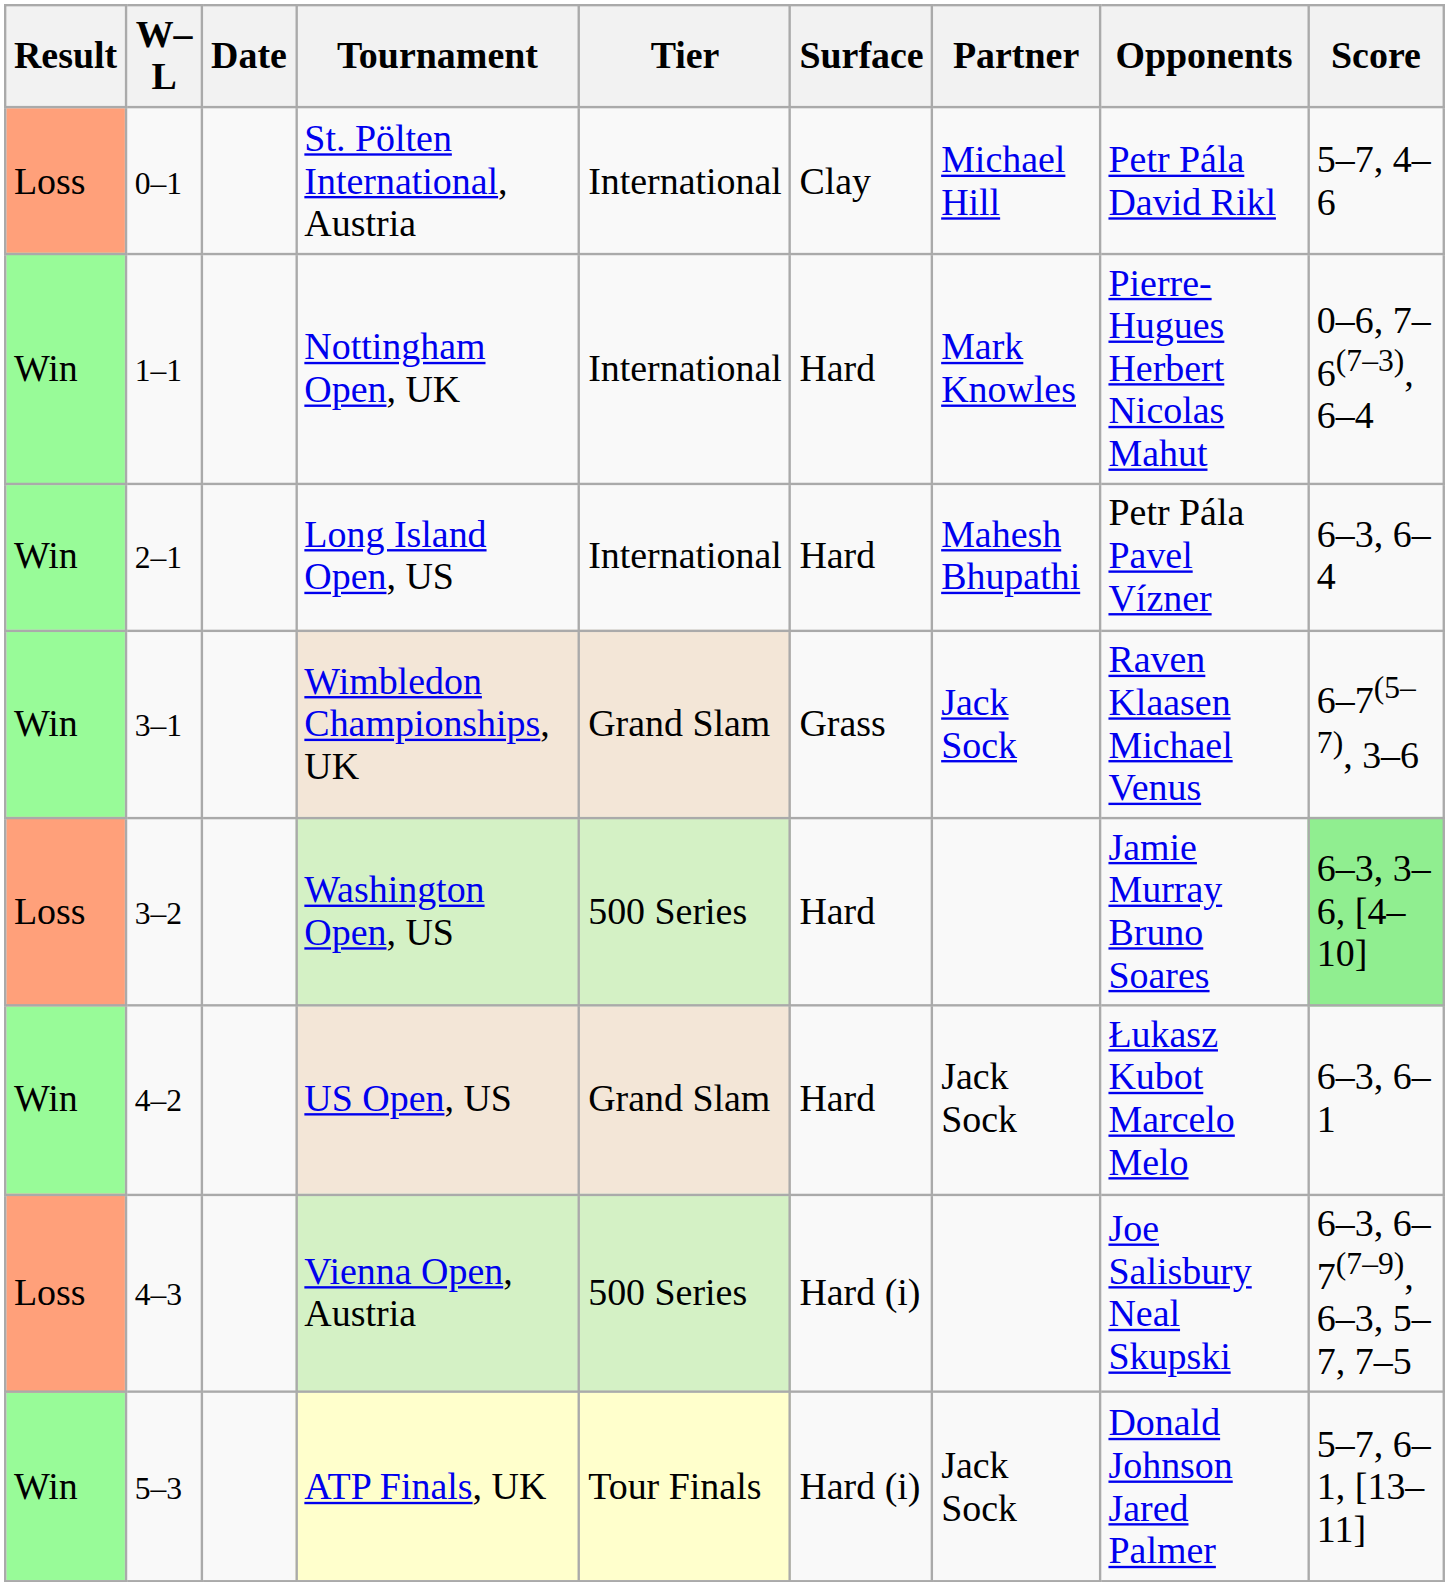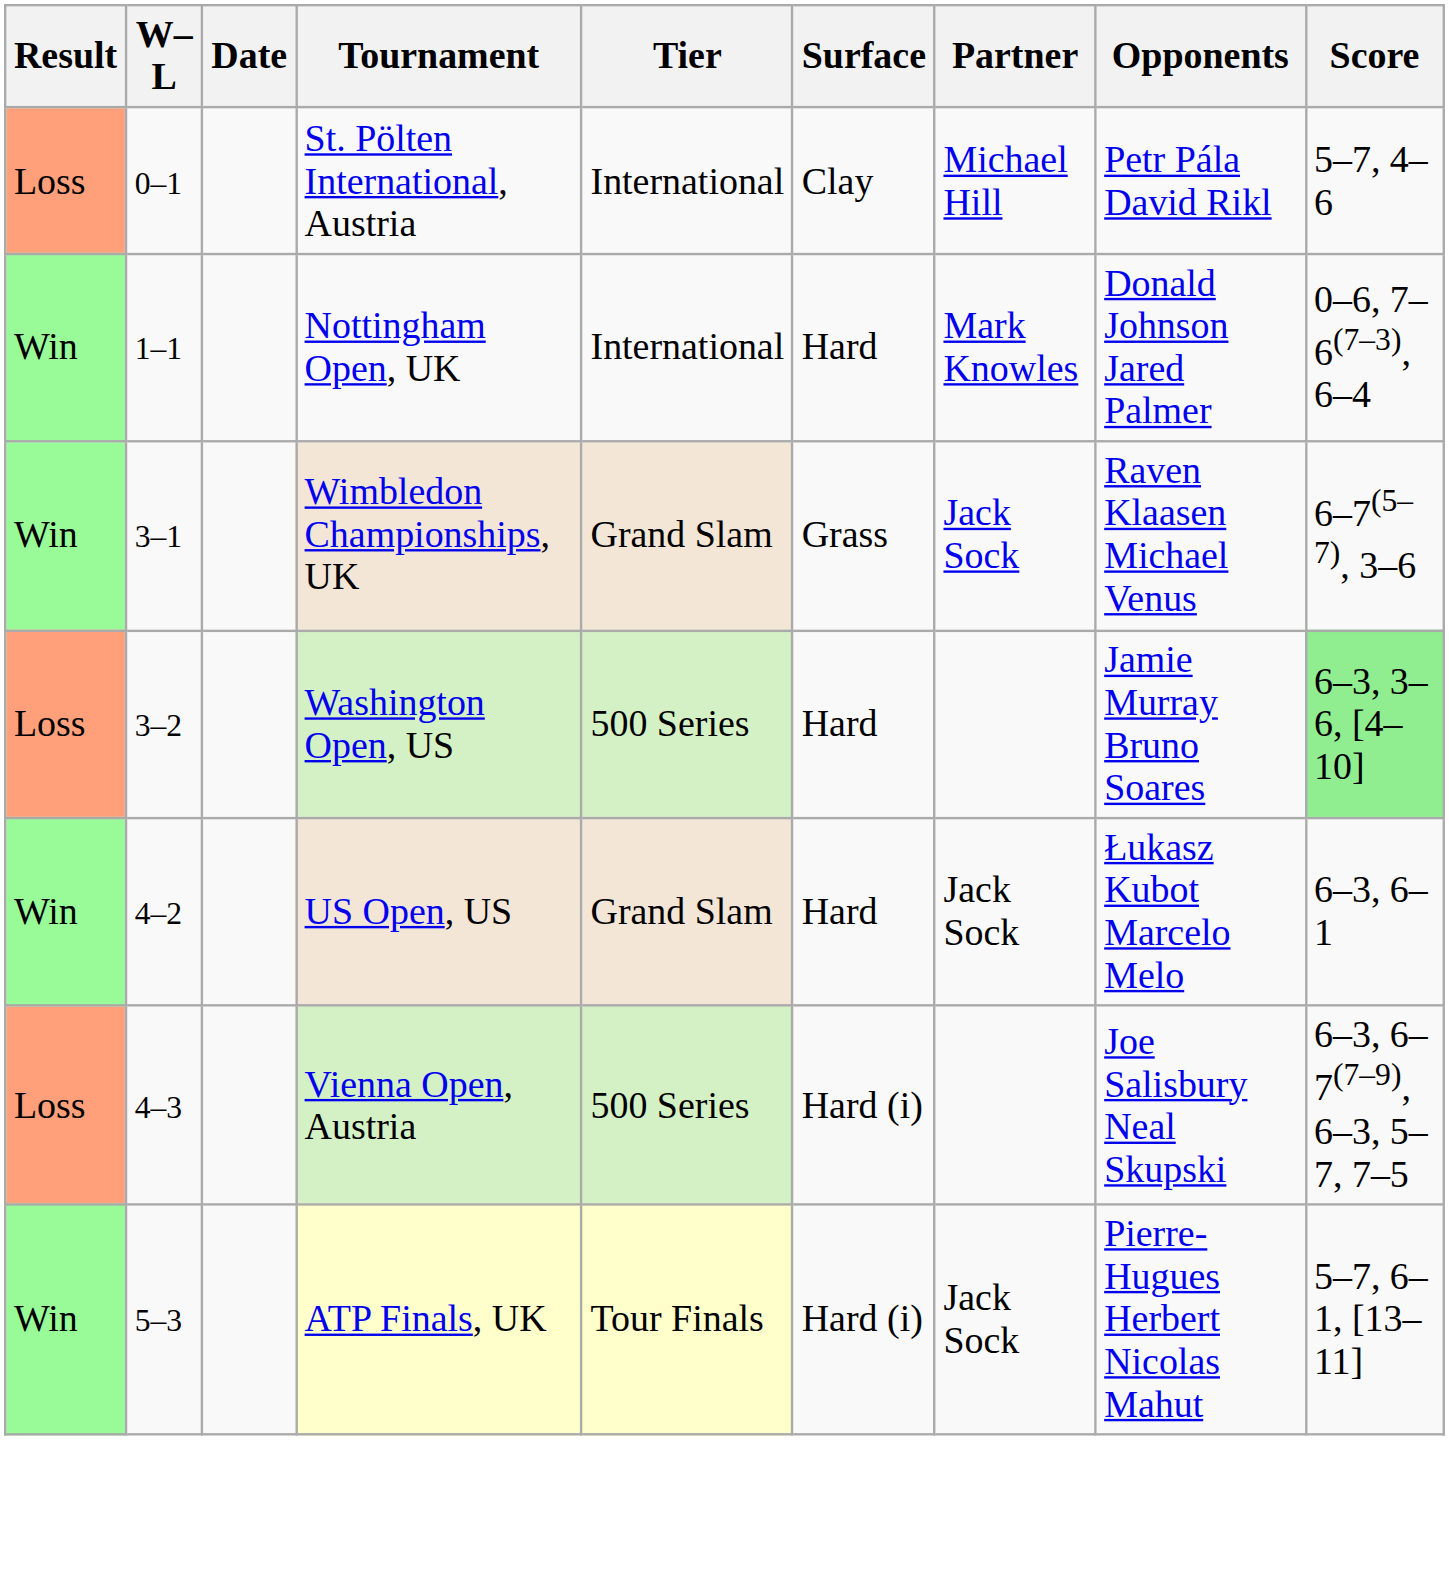(1166, 368) Pierre-Hugues Herbert Nicolas Mahut -> (1166, 346) Donald Johnson Jared Palmer
- row: (395, 556)
(1171, 1485) Donald Johnson Jared Palmer -> (1162, 1318) Pierre-Hugues Herbert Nicolas Mahut
